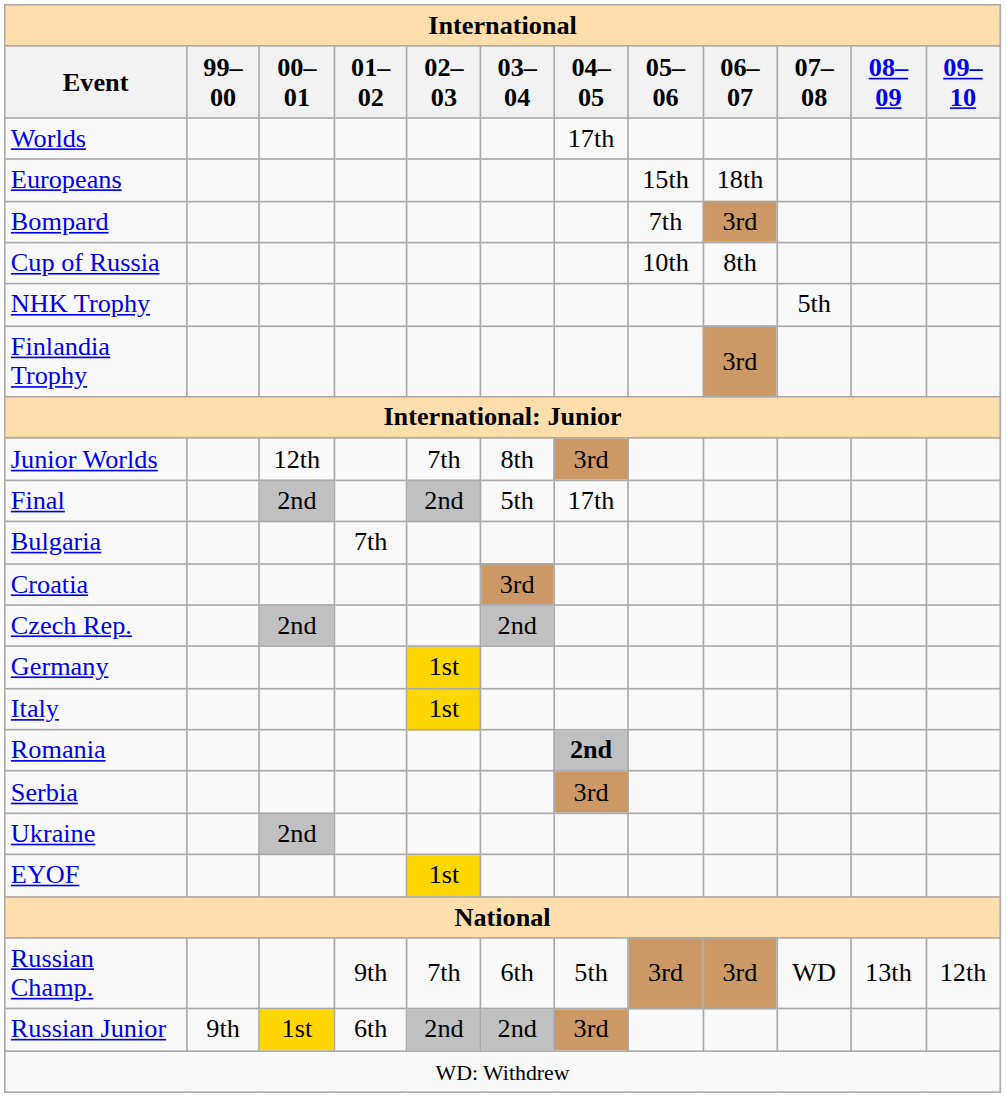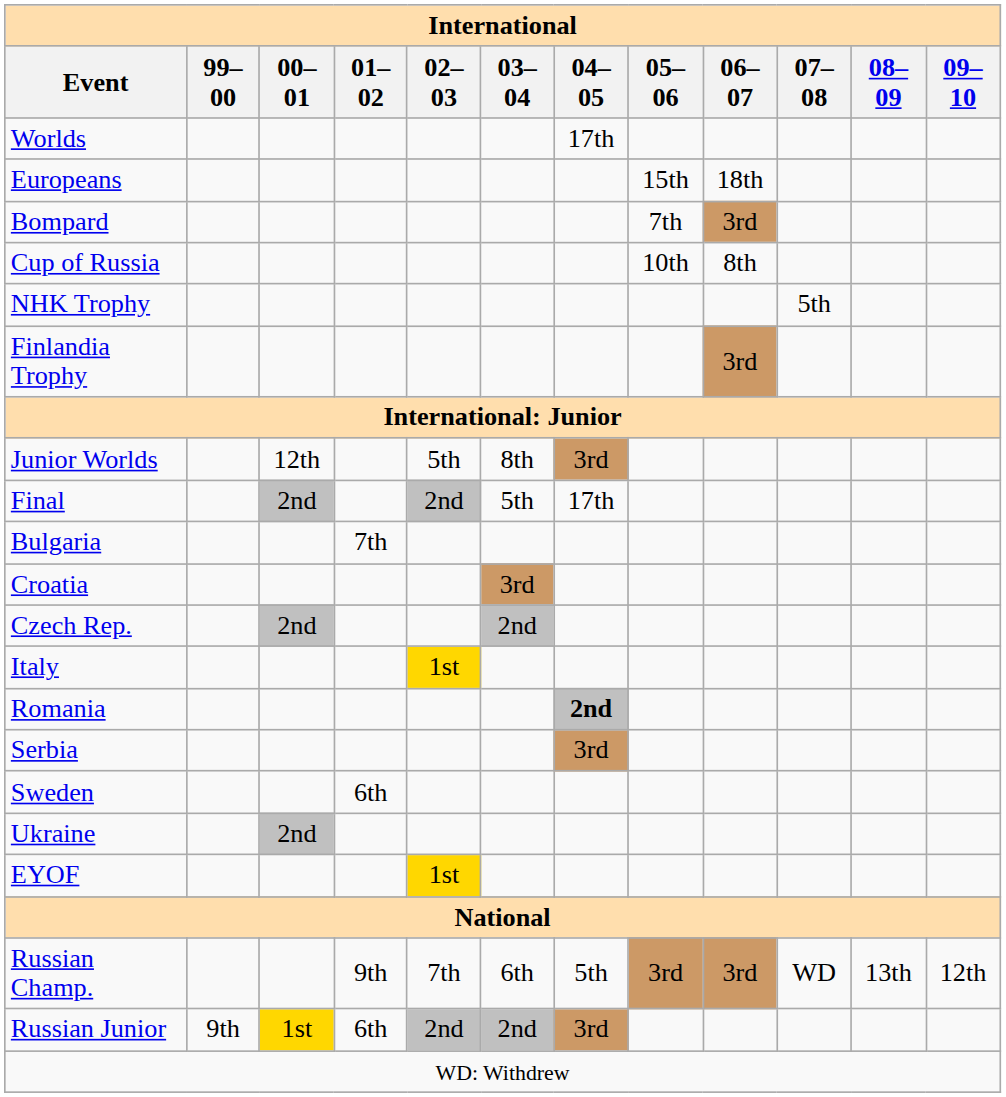(444, 458) 7th -> (444, 458) 5th
- row: (60, 666)
+ row: (52, 791)
